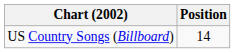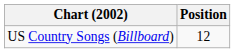(203, 36) 14 -> (203, 36) 12
